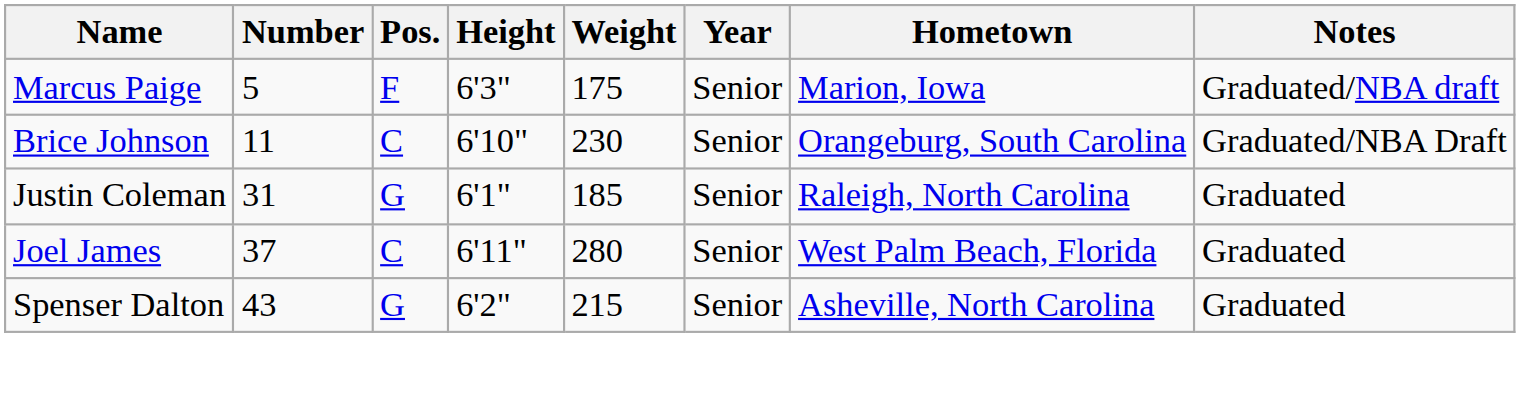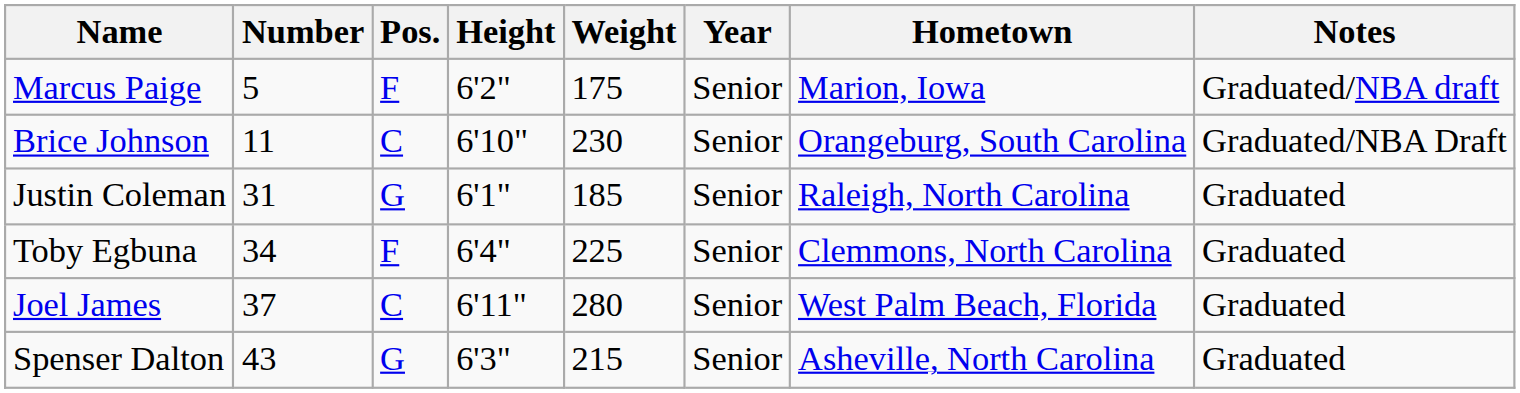(484, 86) 6'3" -> (484, 86) 6'2"
+ row: (105, 250)
(484, 304) 6'2" -> (484, 359) 6'3"
